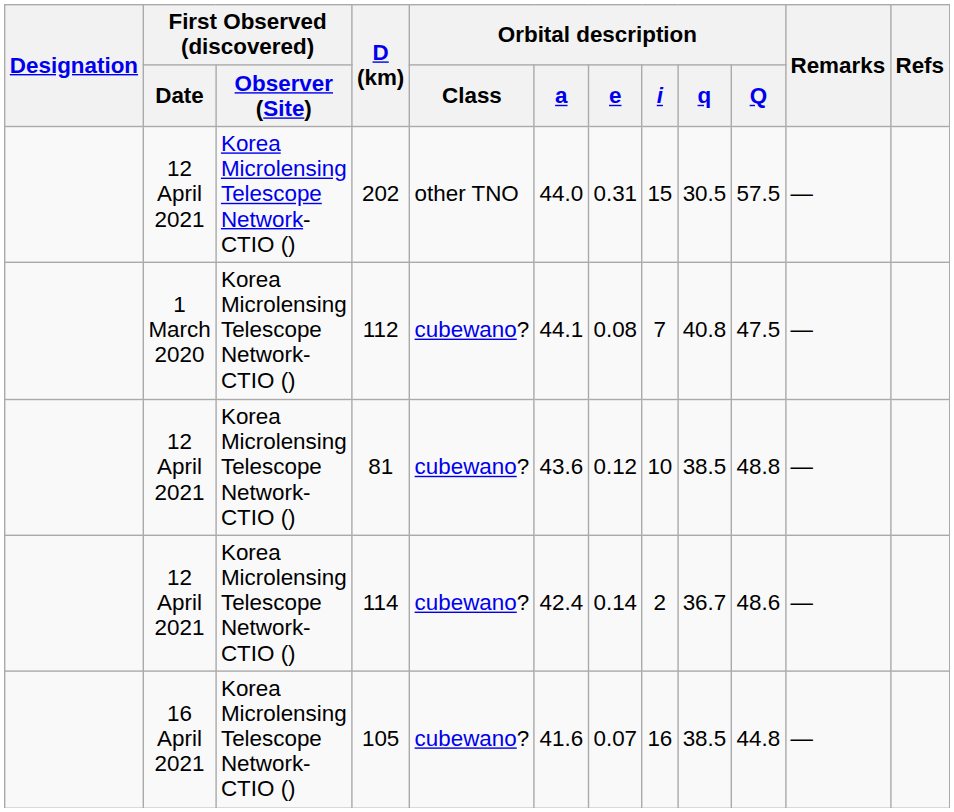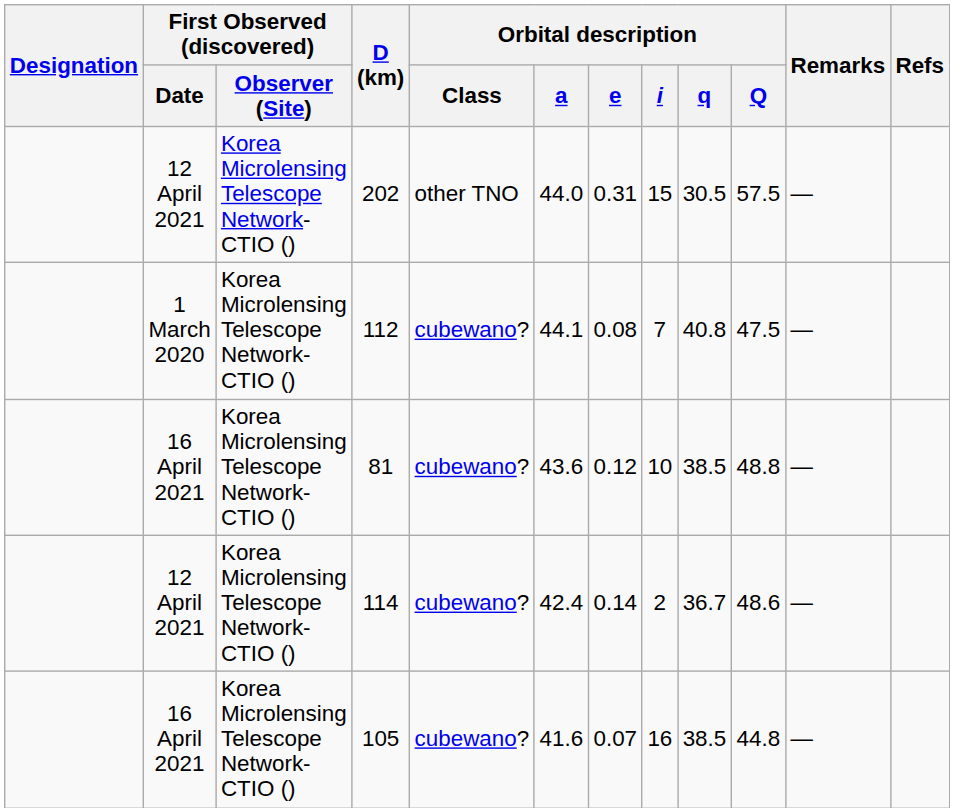(179, 466) 12 April 2021 -> (179, 466) 16 April 2021
